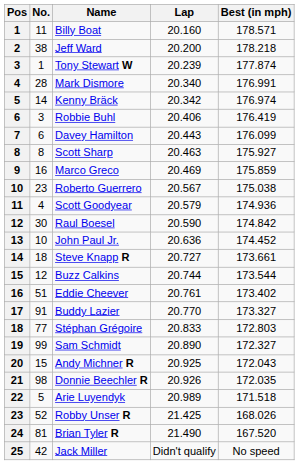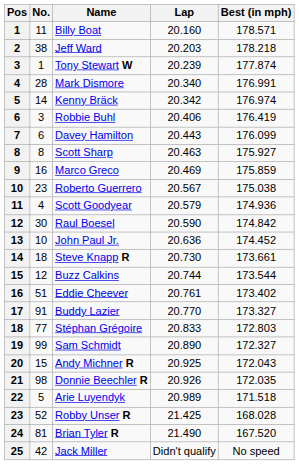(184, 48) 20.200 -> (184, 48) 20.203
(184, 258) 20.727 -> (184, 258) 20.730
(256, 415) 168.026 -> (256, 415) 168.028
